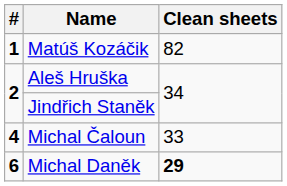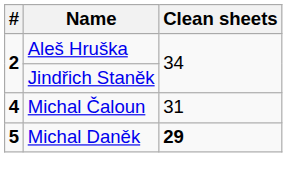- row: (88, 48)
(174, 136) 33 -> (174, 107) 31
(14, 166) 6 -> (14, 136) 5
